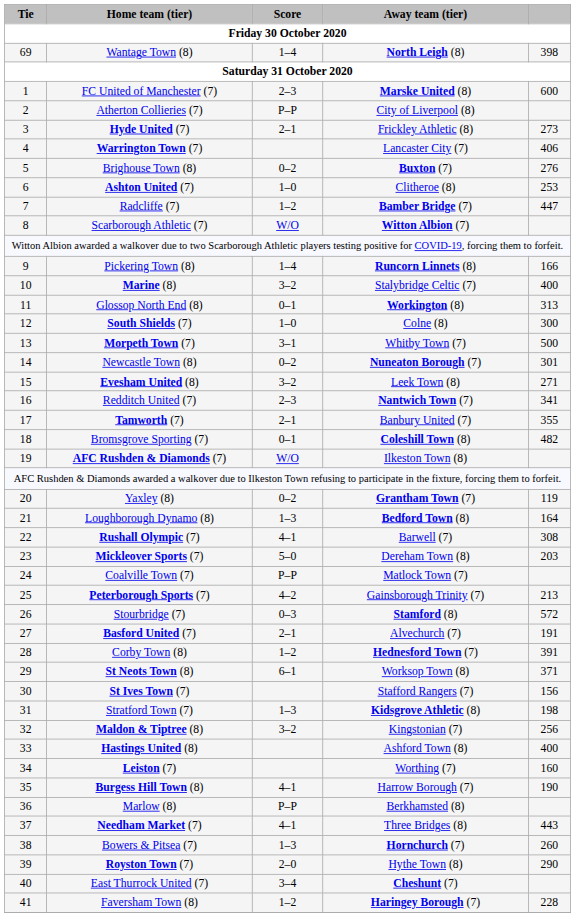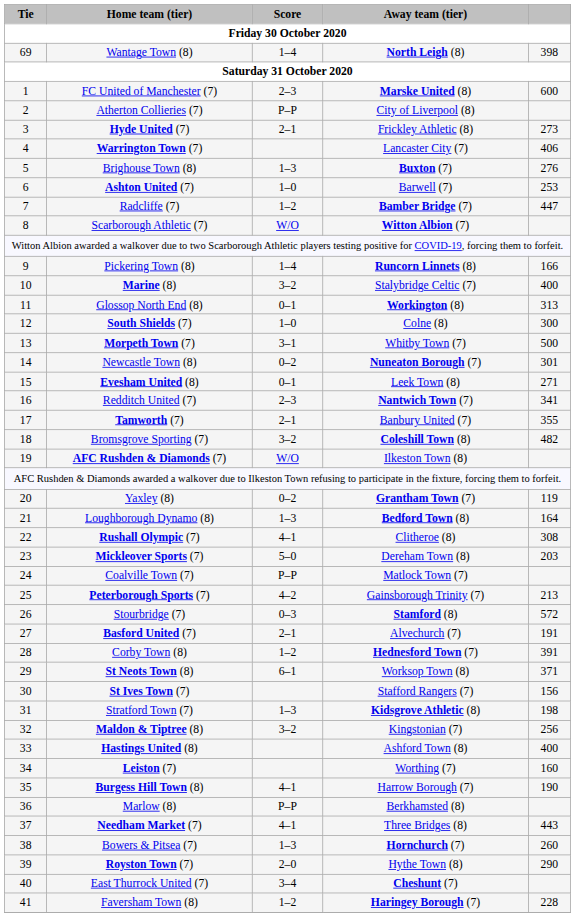(287, 168) 0–2 -> (287, 168) 1–3
(425, 187) Clitheroe (8) -> (425, 187) Barwell (7)
(287, 381) 3–2 -> (287, 381) 0–1
(287, 439) 0–1 -> (287, 439) 3–2
(425, 537) Barwell (7) -> (425, 537) Clitheroe (8)
